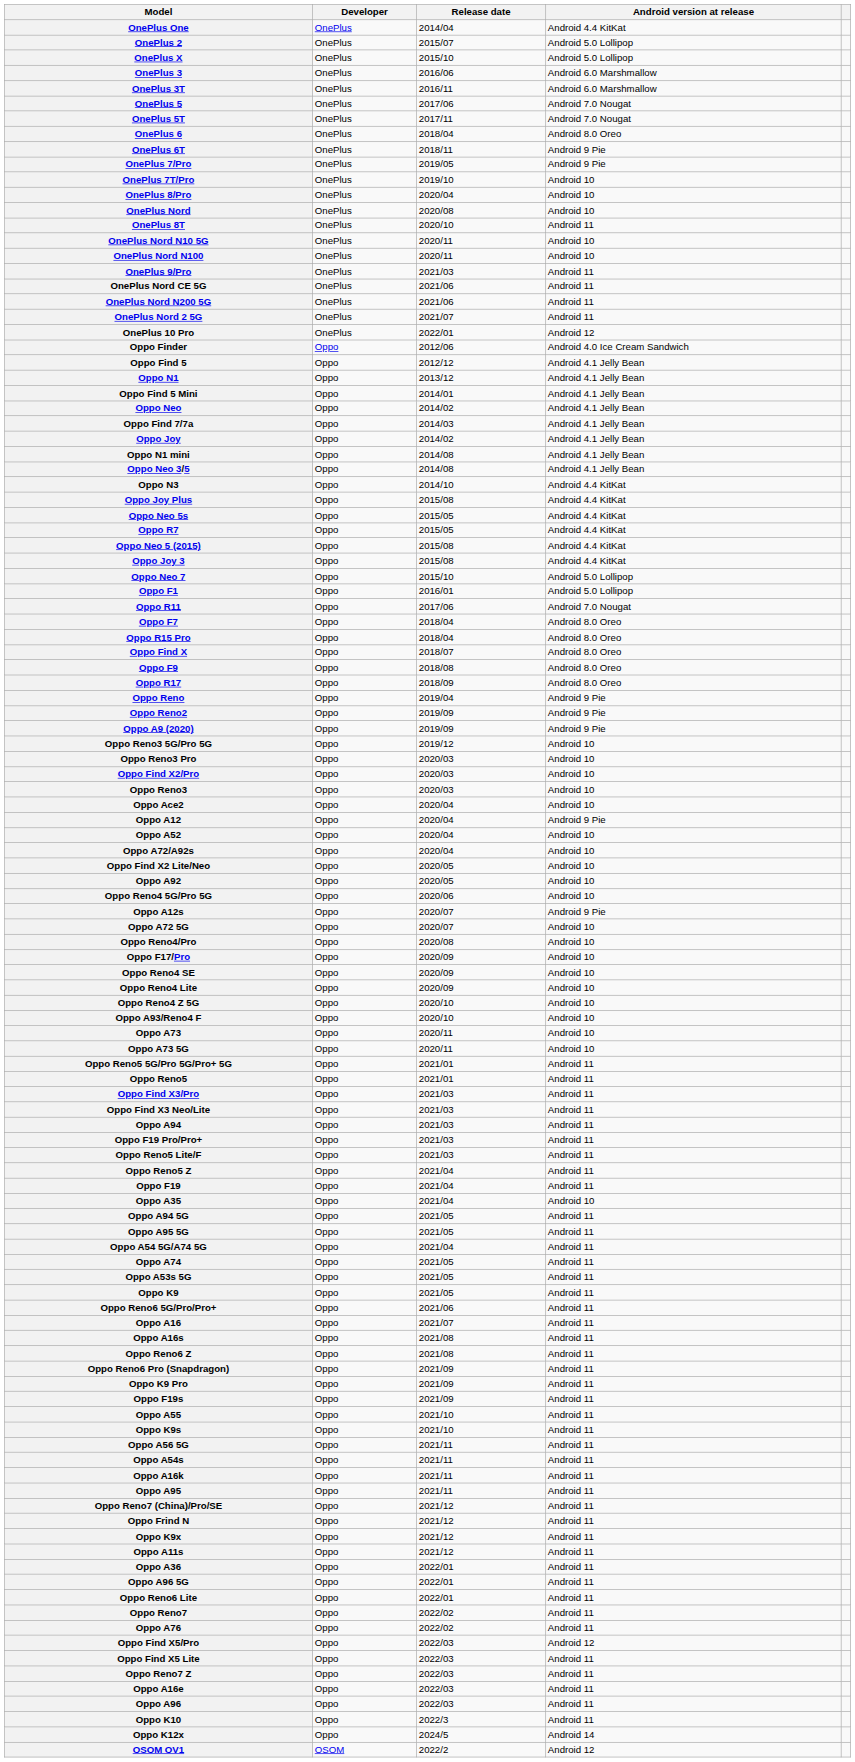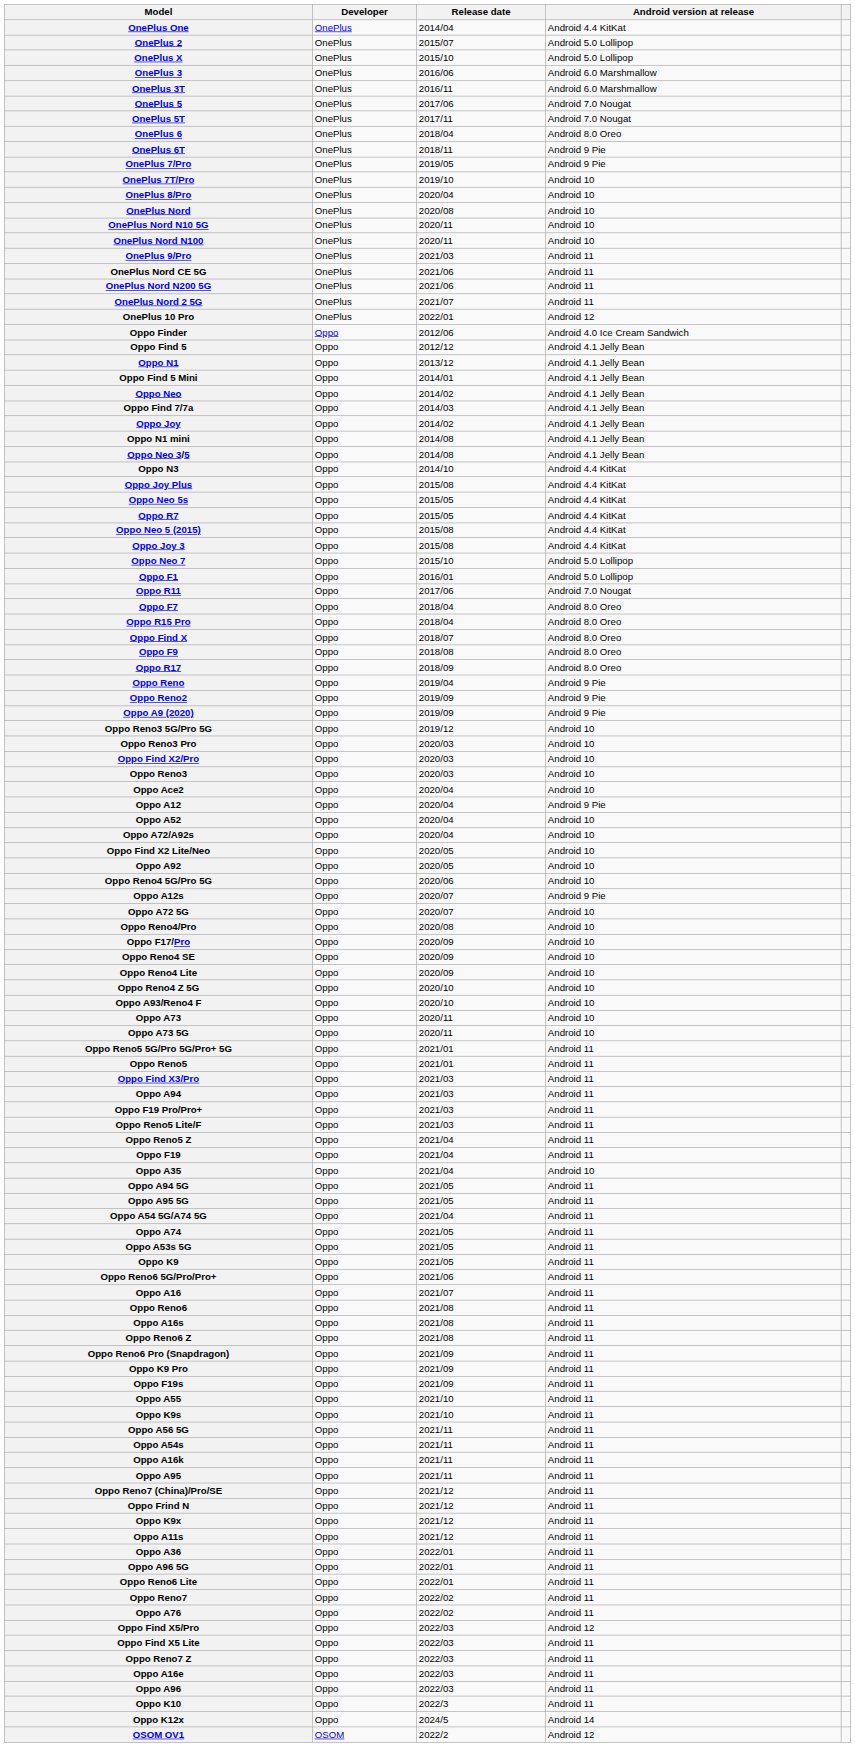- row: (158, 226)
- row: (158, 1110)
+ row: (158, 1308)
